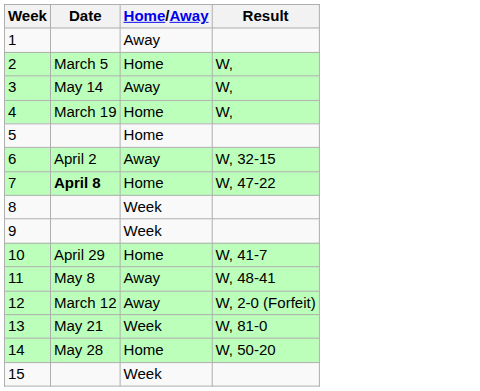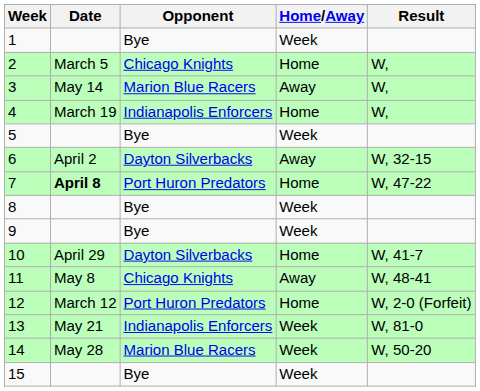+ column: (198, 16)
(142, 40) Away -> (298, 40) Week
(144, 135) Home -> (298, 135) Week
(142, 302) Away -> (299, 302) Home
(144, 350) Home -> (298, 350) Week
